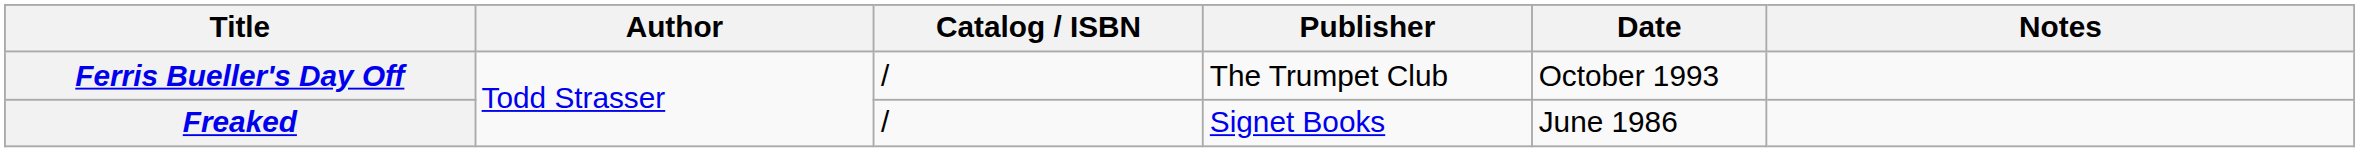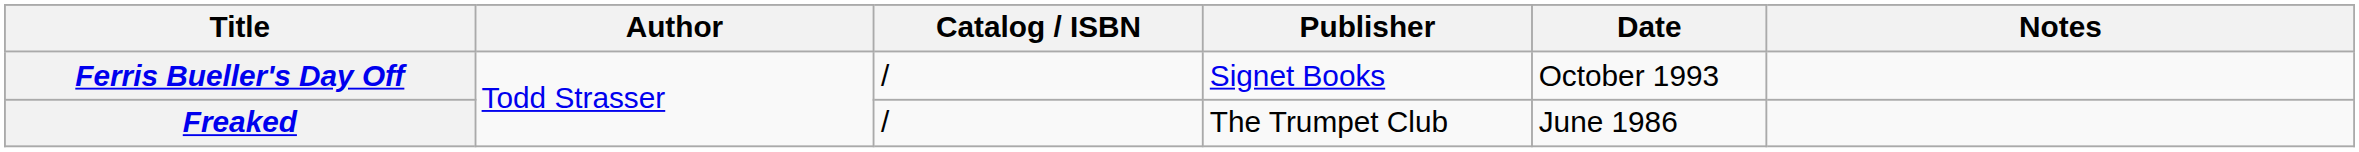(1329, 75) The Trumpet Club -> (1298, 75) Signet Books
(1298, 122) Signet Books -> (1329, 122) The Trumpet Club
